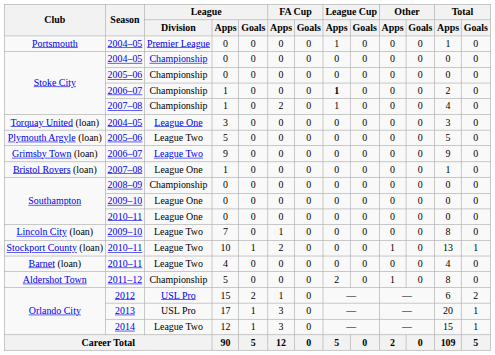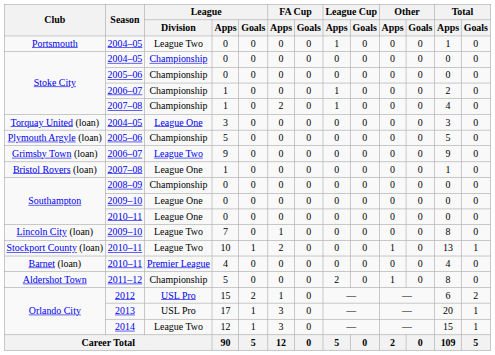(178, 43) Premier League -> (178, 43) League Two
(337, 91) bold -> (337, 91) normal
(178, 138) League Two -> (178, 138) Championship
(178, 264) League Two -> (178, 264) Premier League
